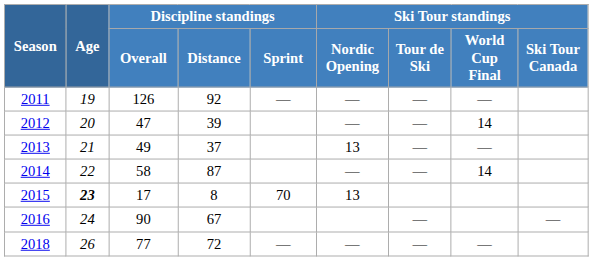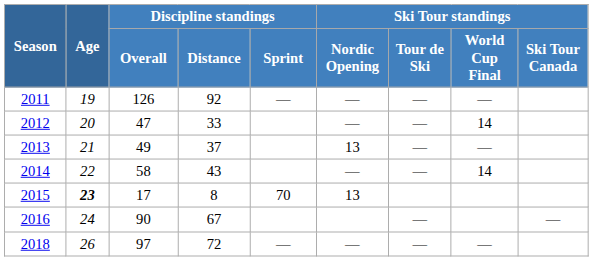(214, 123) 39 -> (214, 123) 33
(214, 171) 87 -> (214, 171) 43
(143, 243) 77 -> (143, 243) 97
